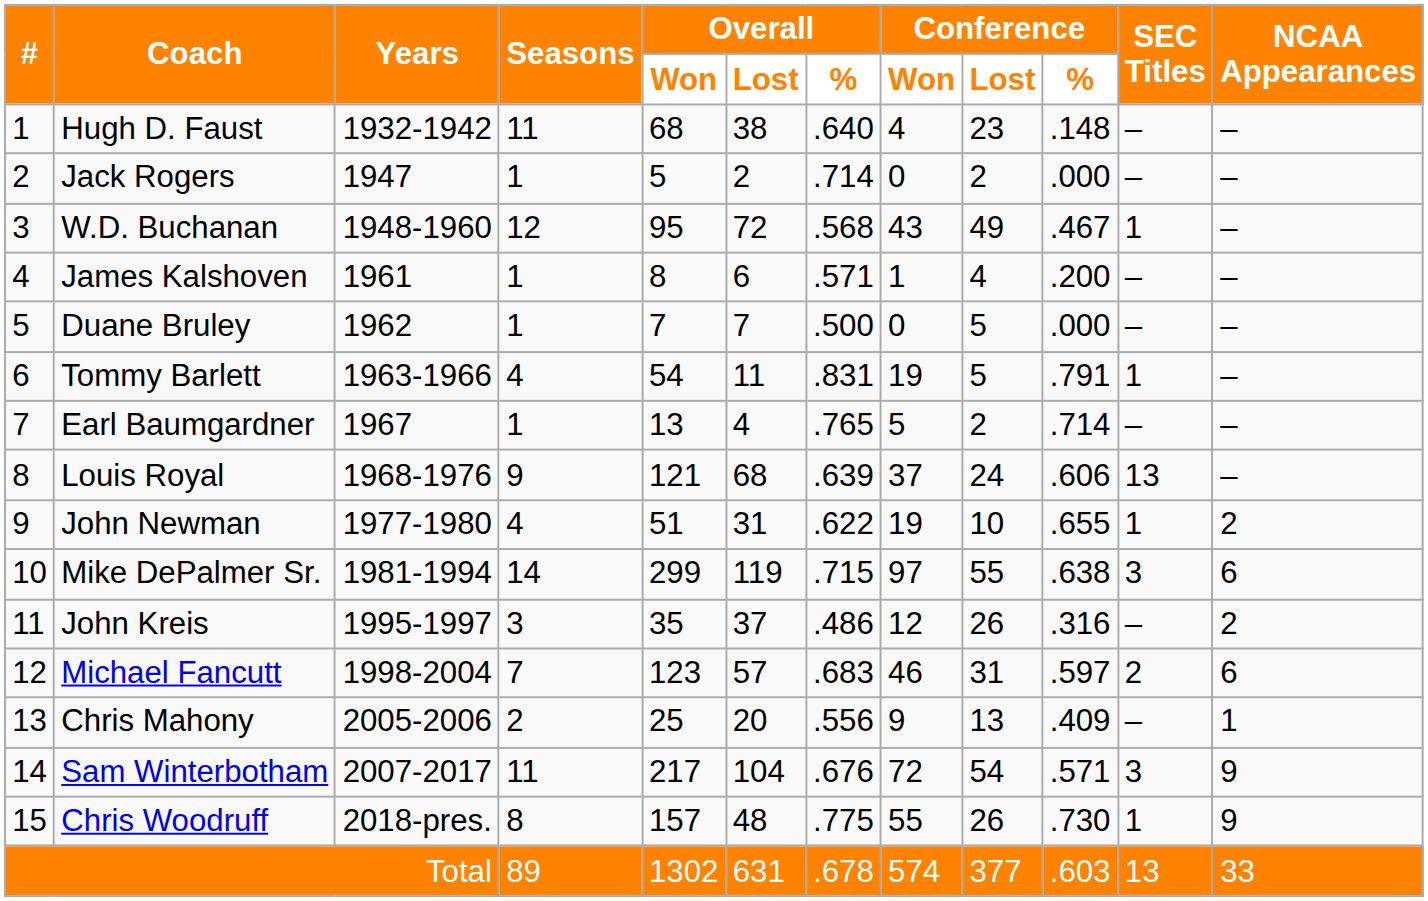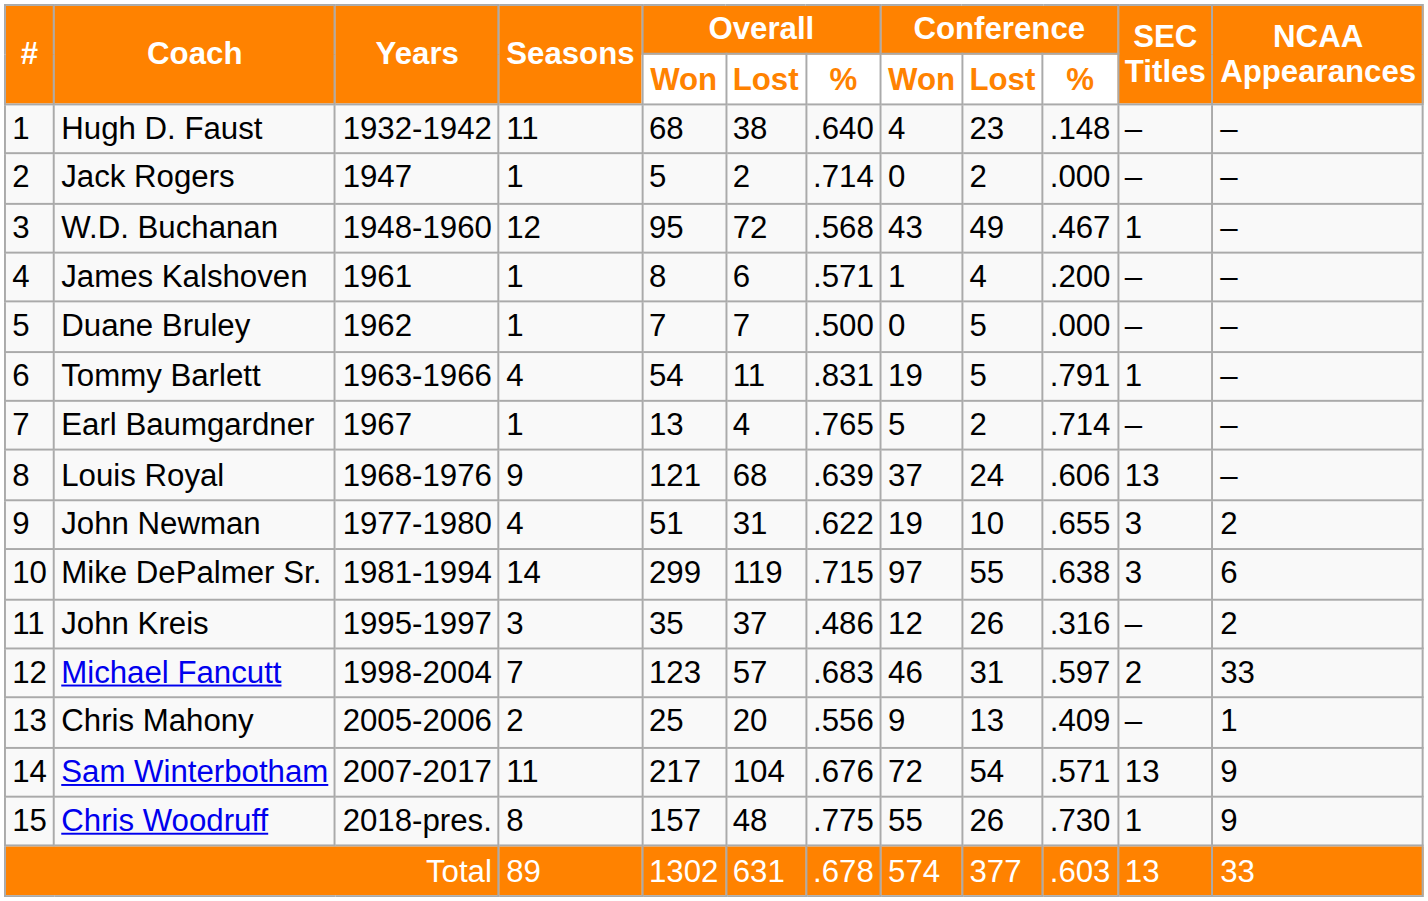(1134, 524) 1 -> (1134, 524) 3
(1229, 672) 6 -> (1238, 672) 33
(1134, 771) 3 -> (1142, 771) 13
